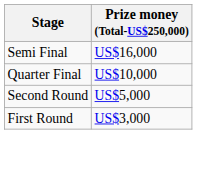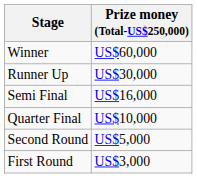+ row: (28, 52)
+ row: (38, 74)
